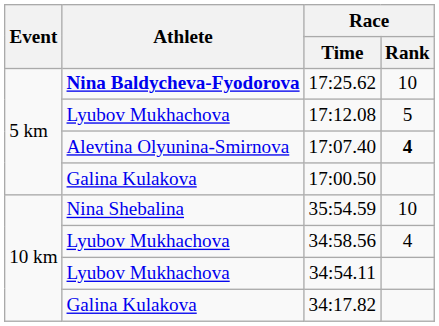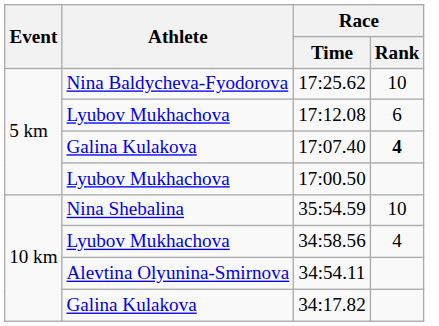(183, 83) bold -> (177, 83) normal
(407, 115) 5 -> (397, 115) 6
(178, 147) Alevtina Olyunina-Smirnova -> (132, 147) Galina Kulakova
(132, 178) Galina Kulakova -> (148, 178) Lyubov Mukhachova
(148, 273) Lyubov Mukhachova -> (178, 273) Alevtina Olyunina-Smirnova
